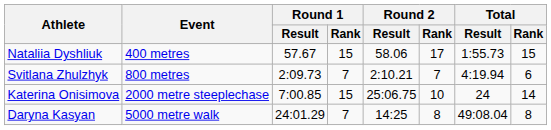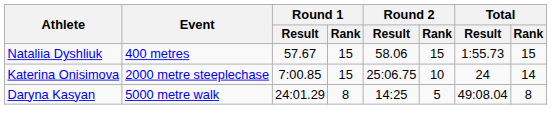(437, 54) 17 -> (437, 54) 15
- row: (58, 75)
(346, 115) 7 -> (346, 95) 8
(437, 115) 8 -> (437, 95) 5
